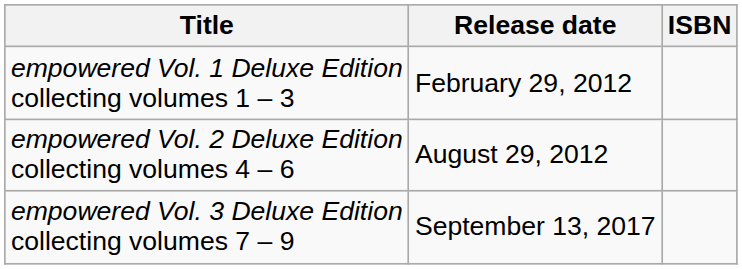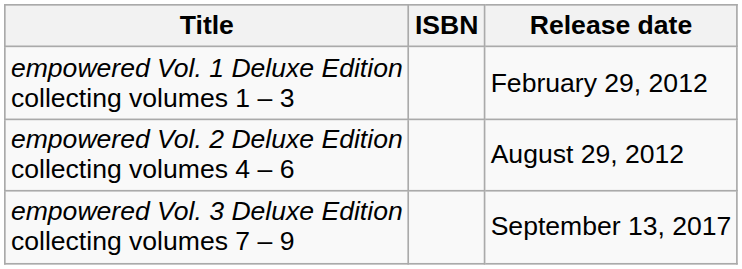columns swapped: (535, 25) <-> (700, 25)
